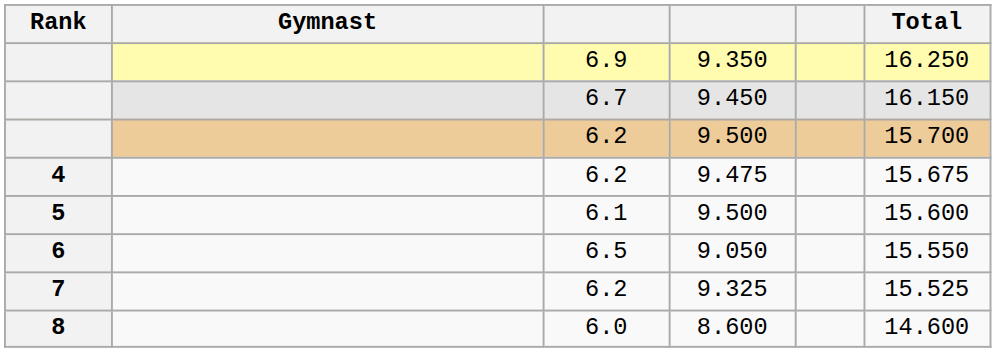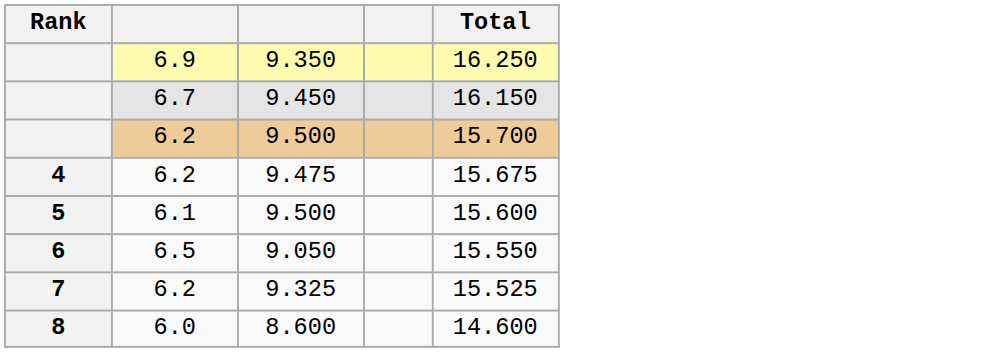- column: (328, 24)
